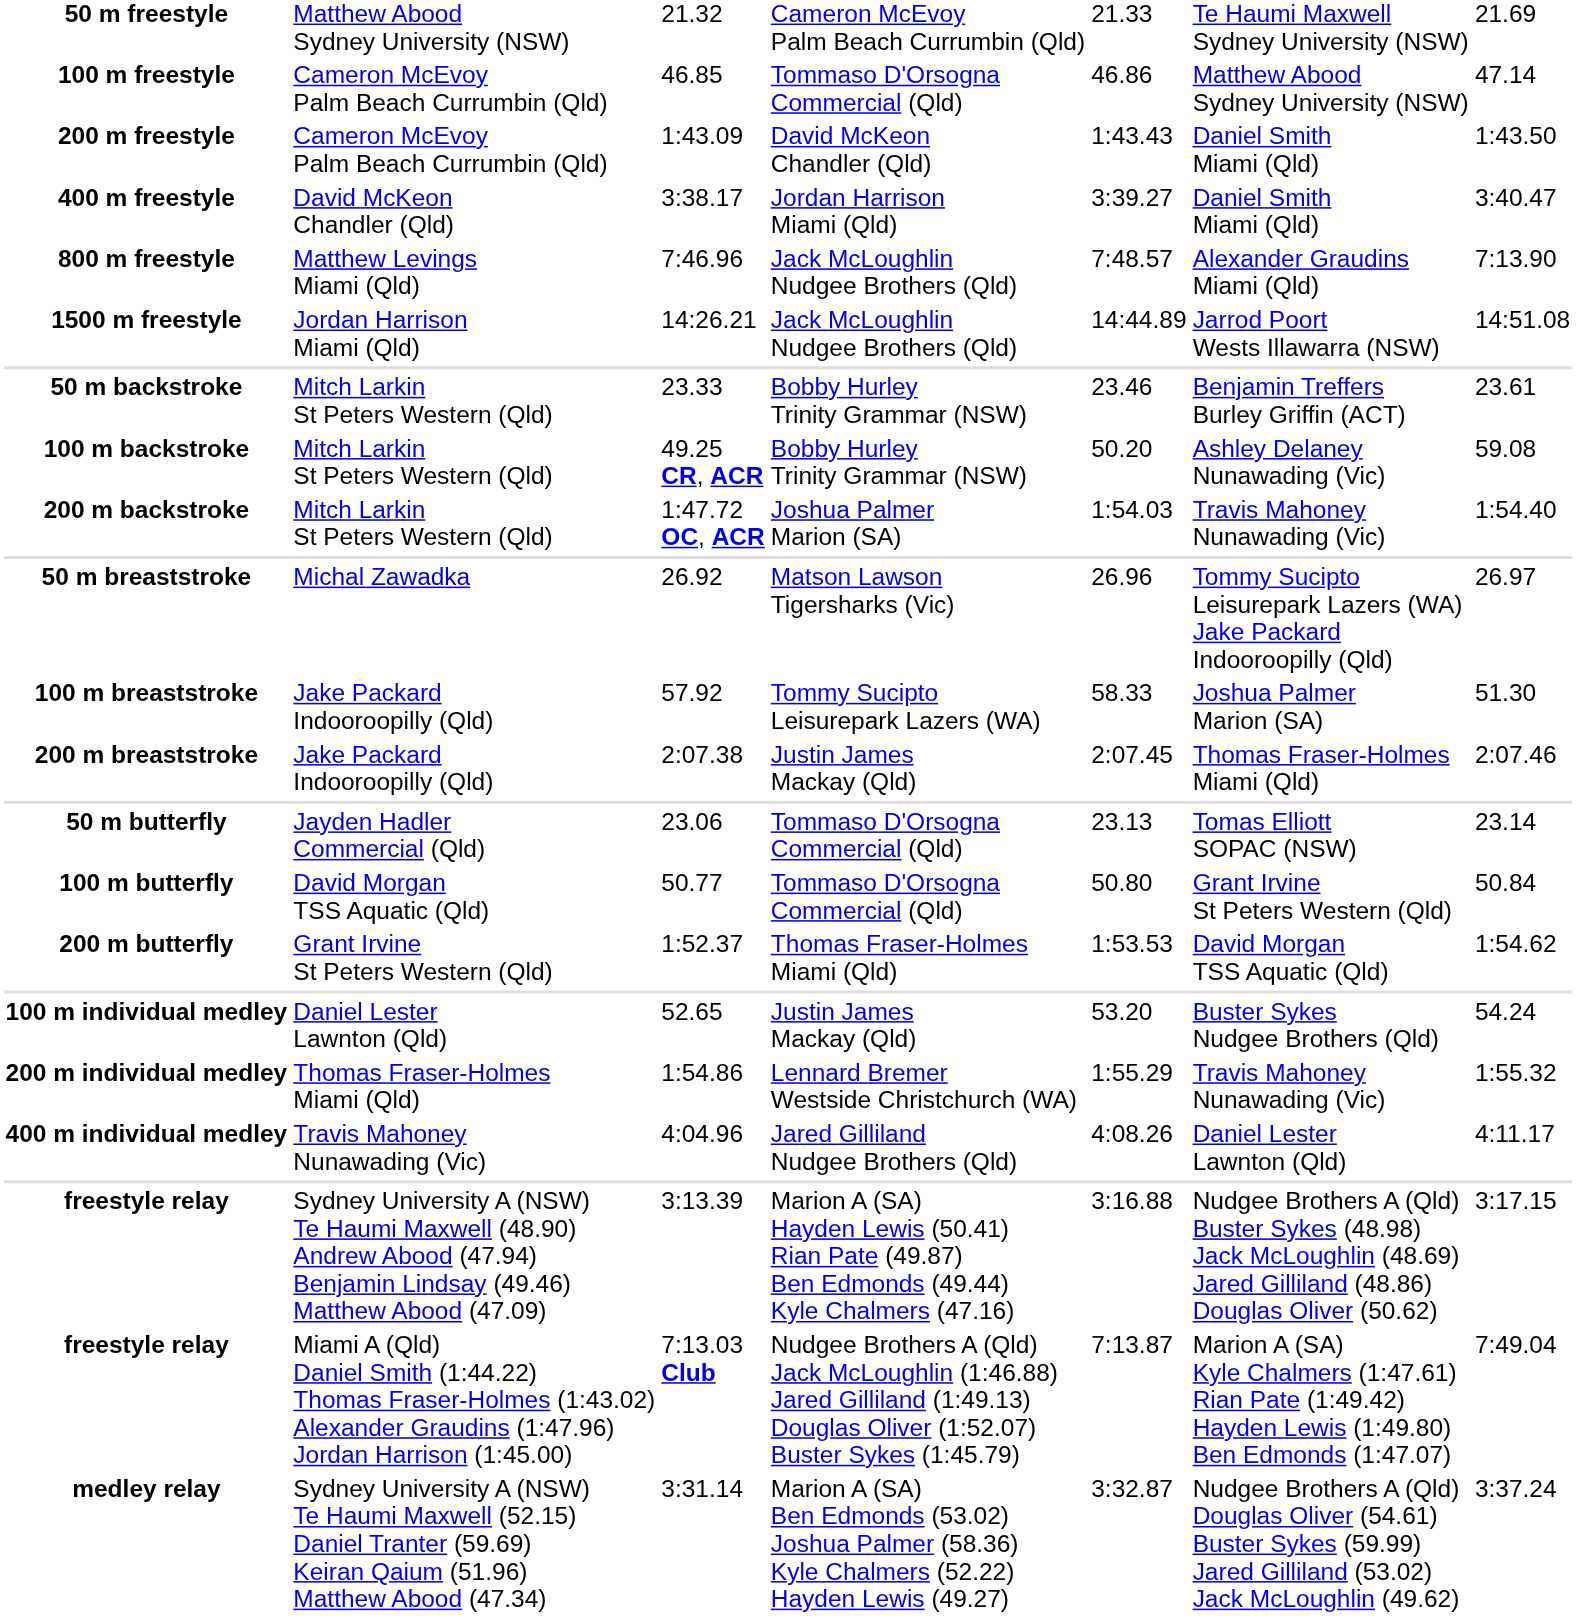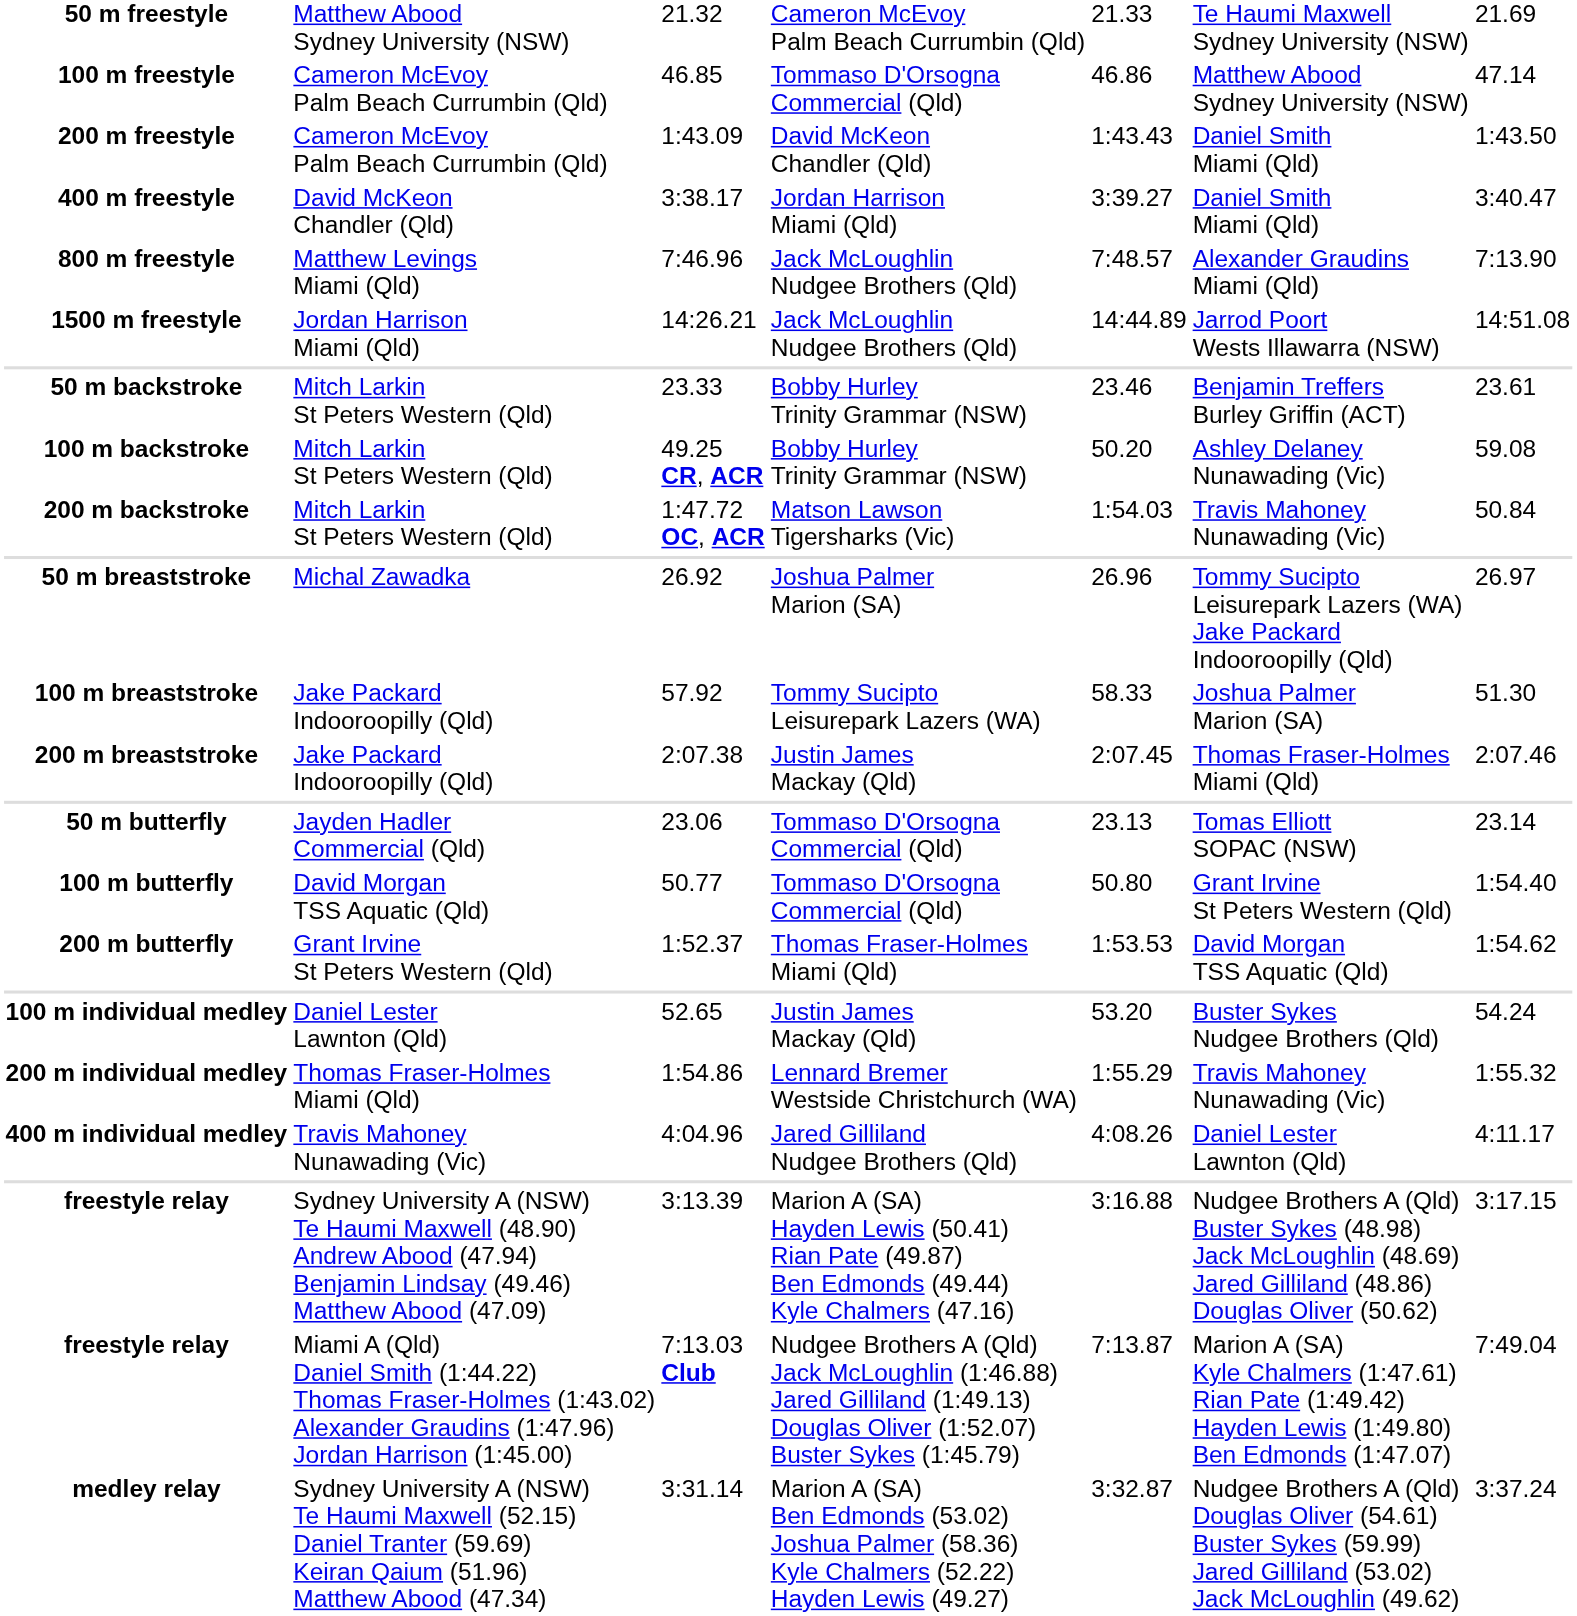(852, 523) Joshua Palmer Marion (SA) -> (863, 523) Matson Lawson Tigersharks (Vic)
(1516, 509) 1:54.40 -> (1506, 509) 50.84
(863, 590) Matson Lawson Tigersharks (Vic) -> (852, 590) Joshua Palmer Marion (SA)
(1506, 883) 50.84 -> (1516, 883) 1:54.40
